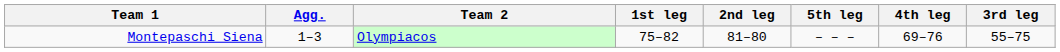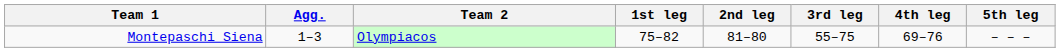columns swapped: (1011, 15) <-> (835, 15)
